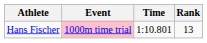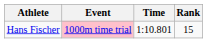(188, 29) 13 -> (188, 29) 15
